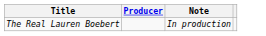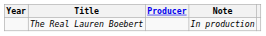+ column: (16, 11)
